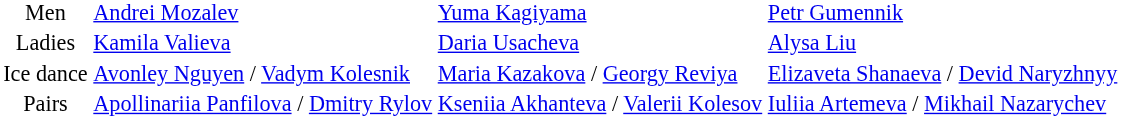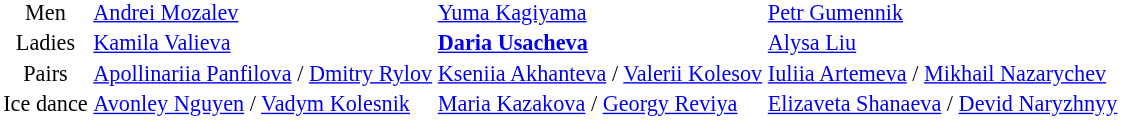(508, 43) normal -> (513, 43) bold
rows swapped: (45, 104) <-> (45, 73)
